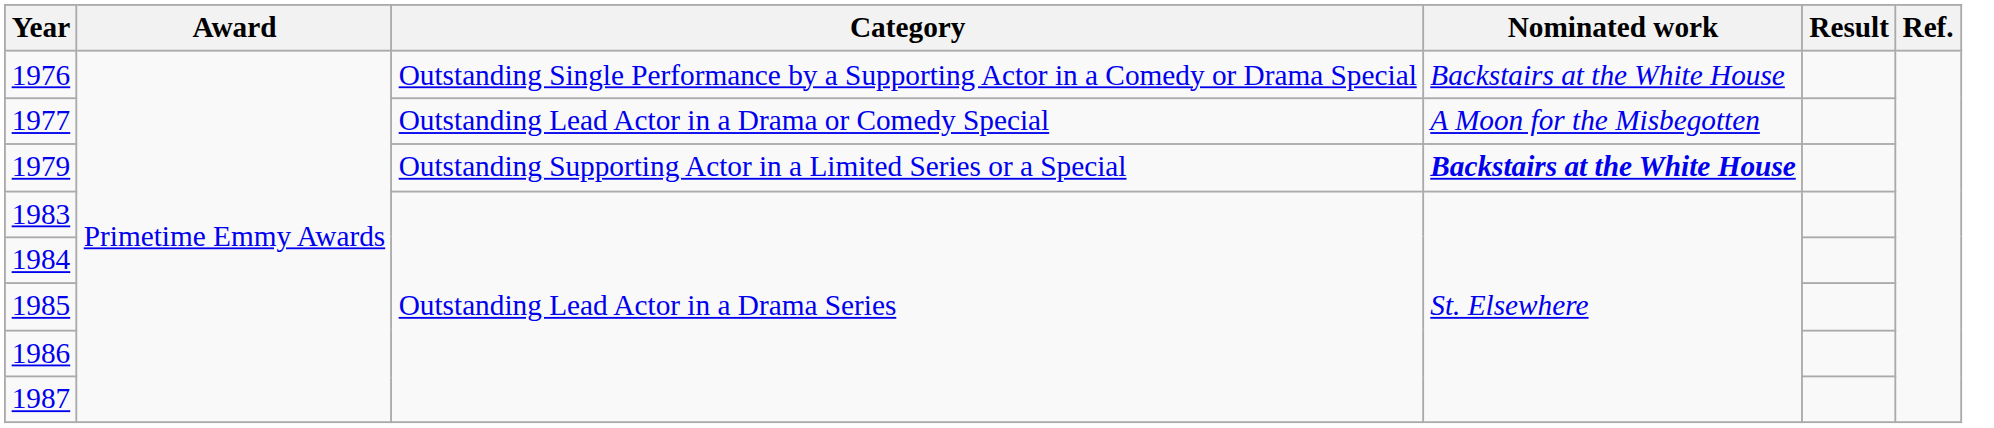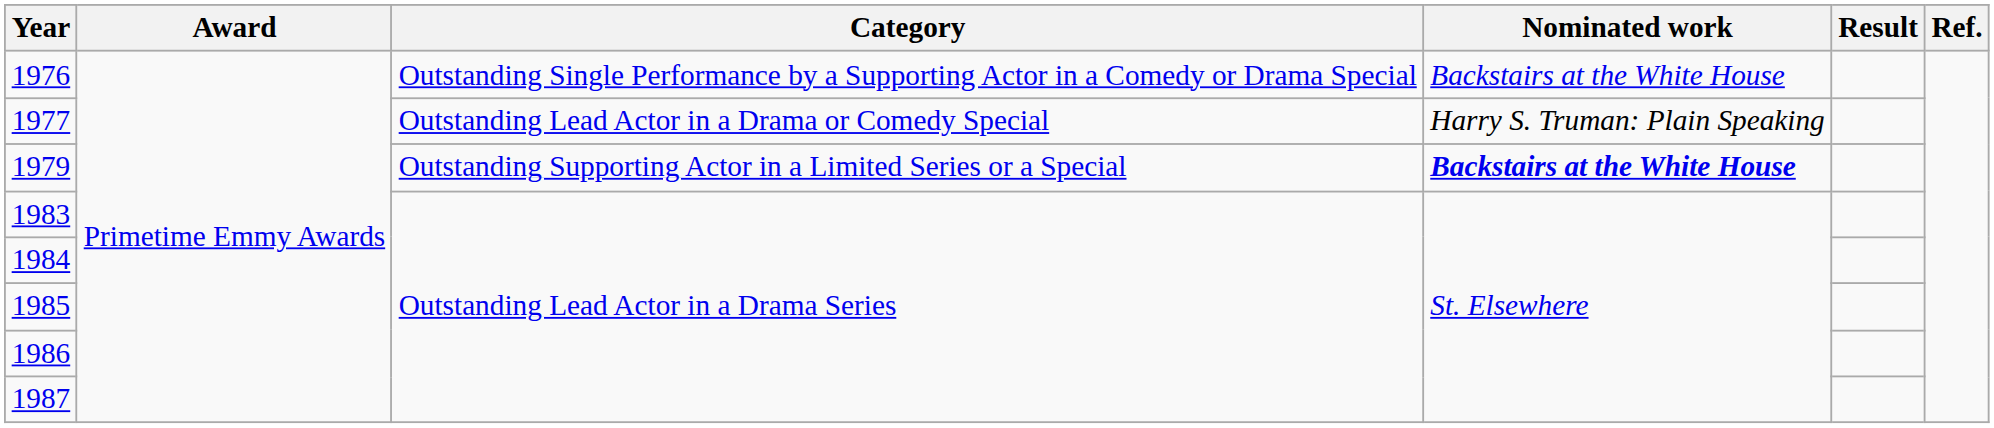(1595, 120) A Moon for the Misbegotten -> (1627, 120) Harry S. Truman: Plain Speaking
